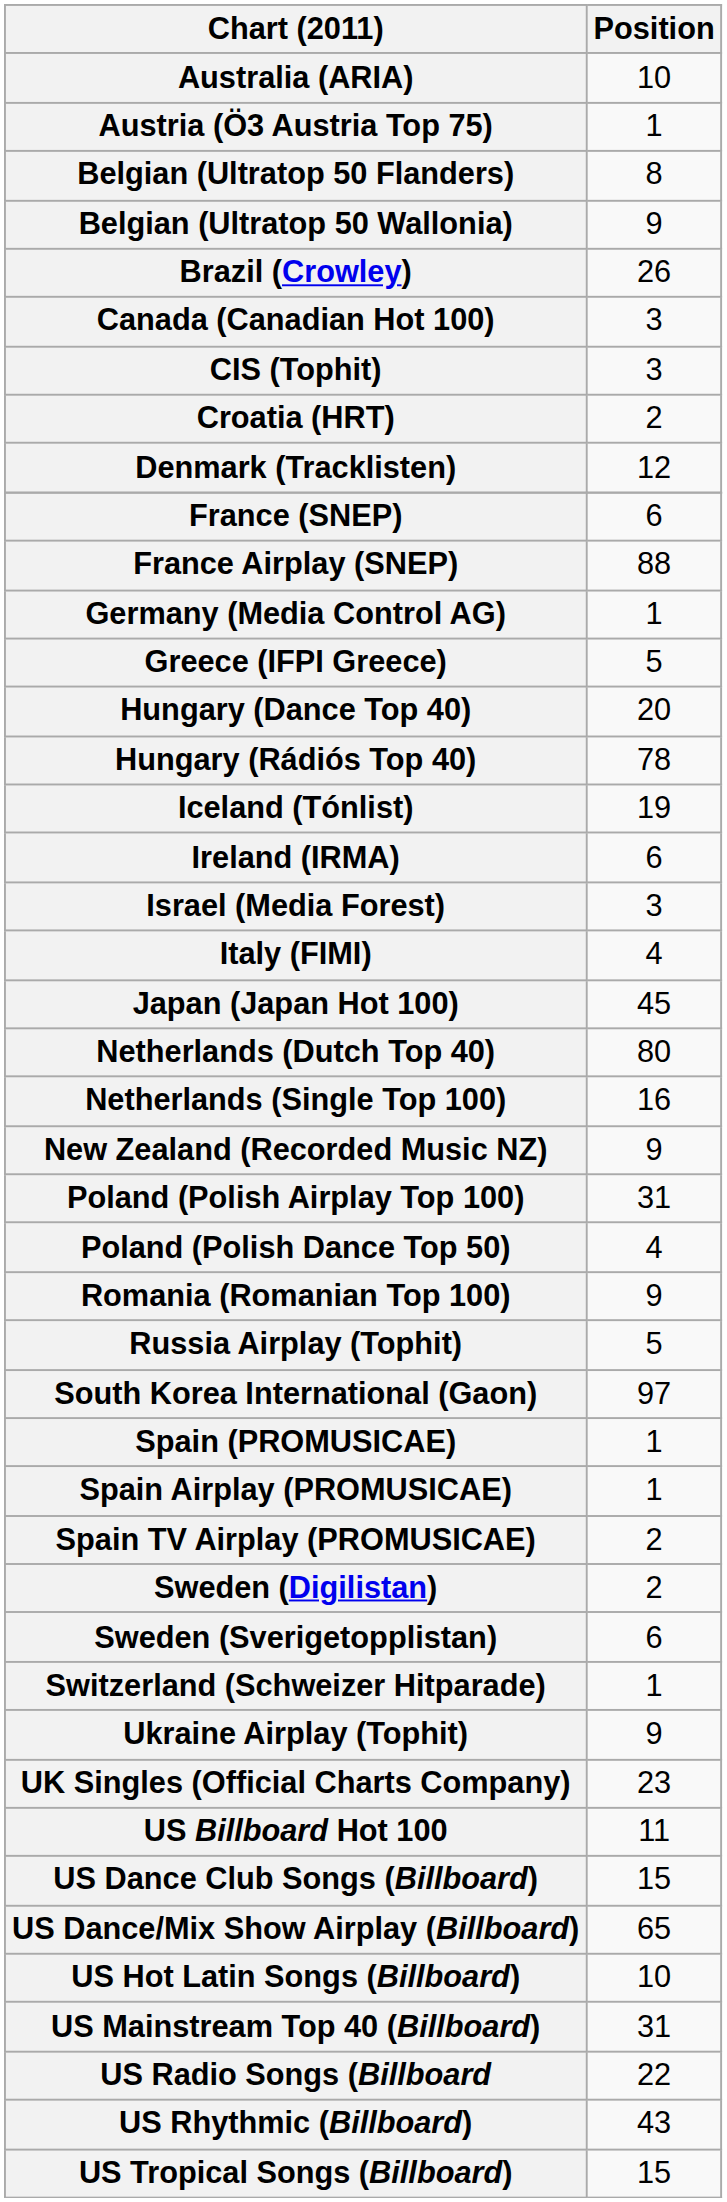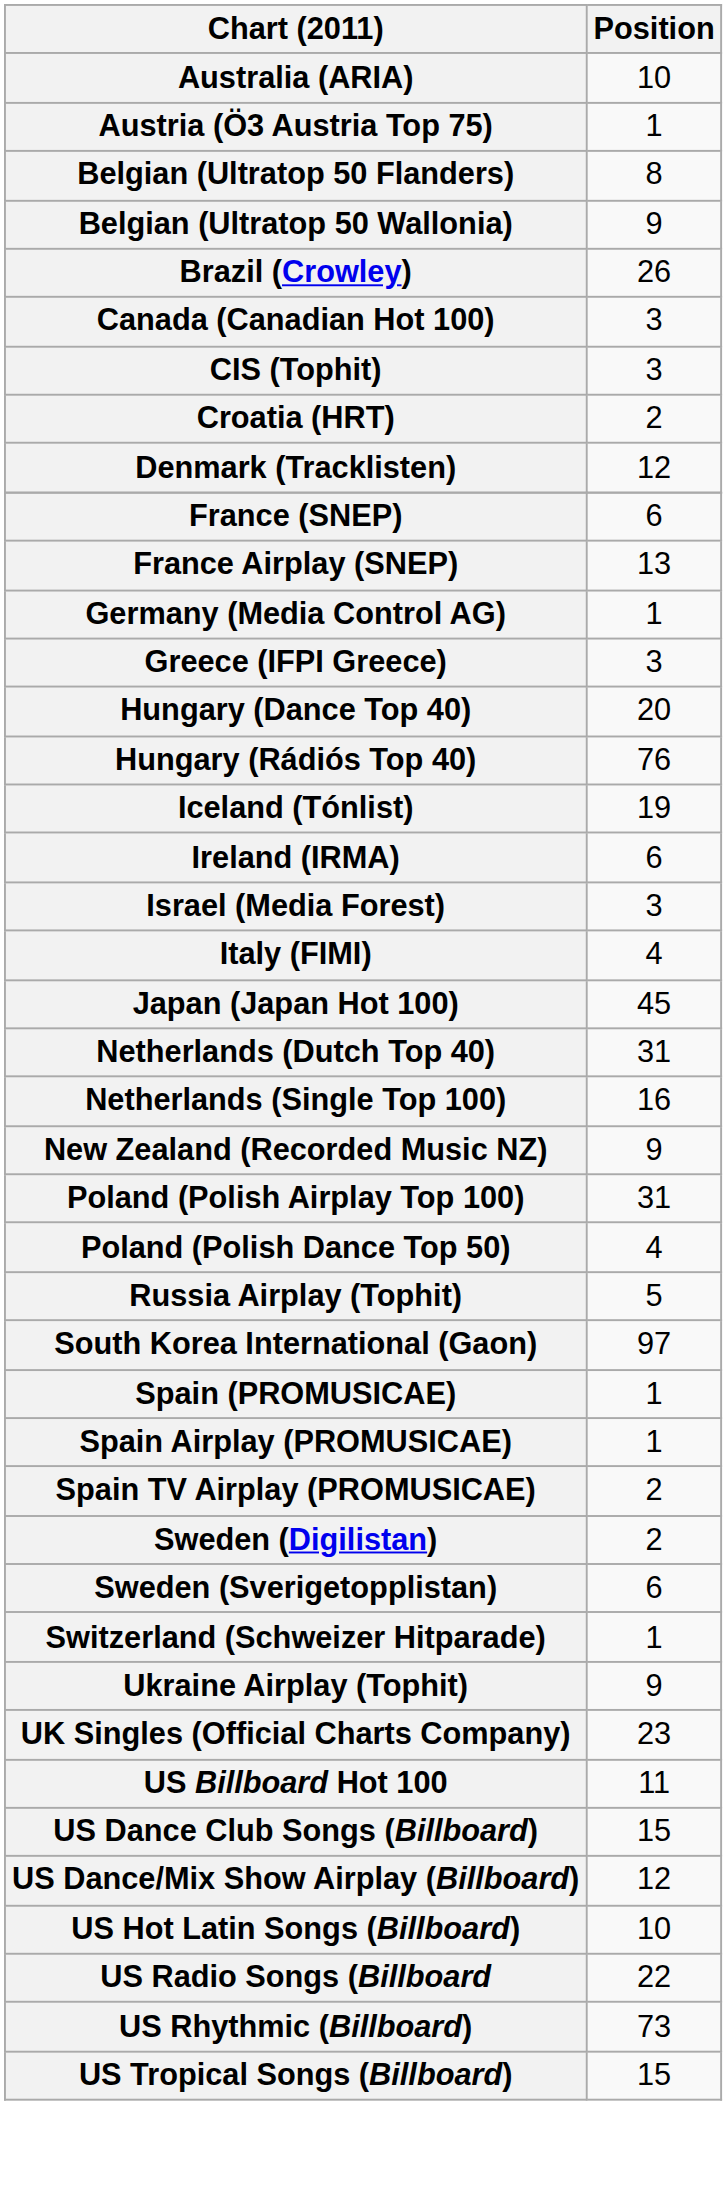(654, 564) 88 -> (654, 564) 13
(654, 662) 5 -> (654, 662) 3
(654, 759) 78 -> (654, 759) 76
(654, 1051) 80 -> (654, 1051) 31
- row: (296, 1295)
(654, 1928) 65 -> (654, 1880) 12
- row: (296, 2026)
(654, 2123) 43 -> (654, 2026) 73
